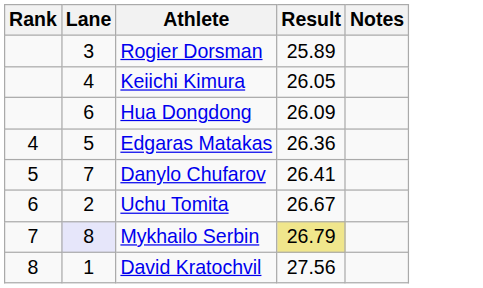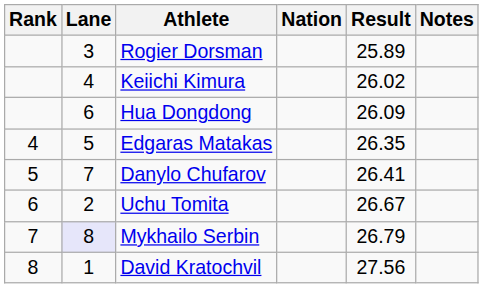+ column: (312, 19)
(311, 81) 26.05 -> (381, 81) 26.02
(311, 143) 26.36 -> (381, 143) 26.35
(311, 236) khaki background -> (381, 236) no background
